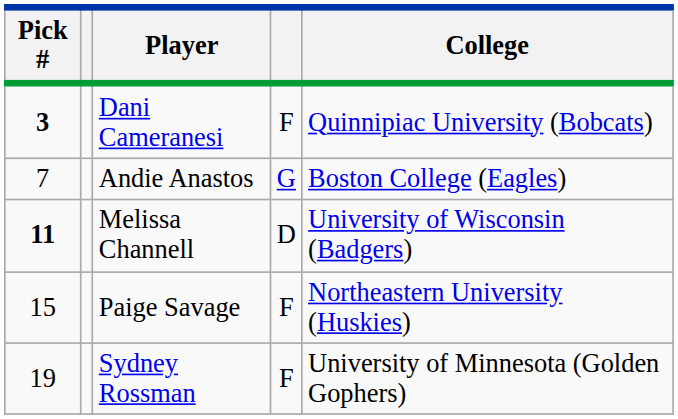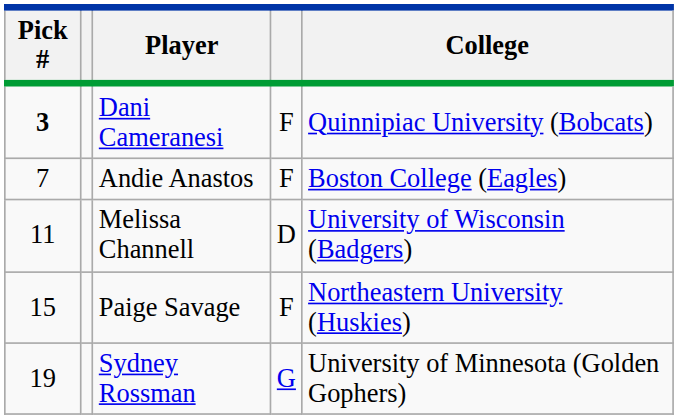(286, 178) G -> (286, 178) F
(43, 235) bold -> (43, 235) normal
(286, 378) F -> (286, 378) G
